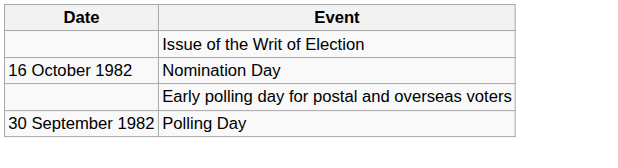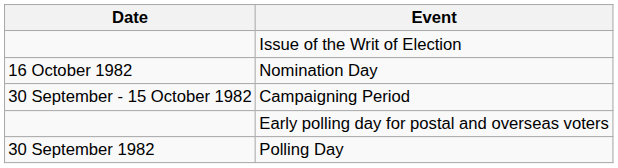+ row: (335, 96)
